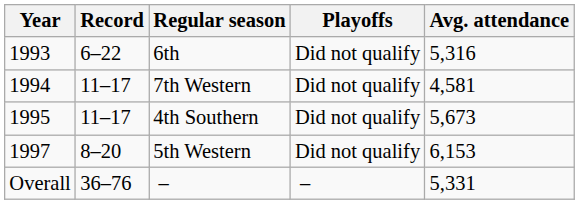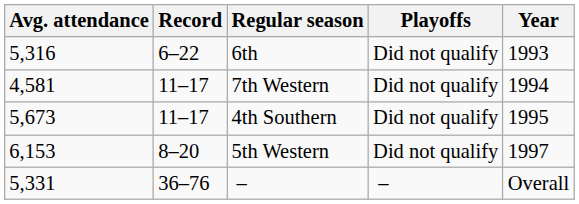columns swapped: (40, 20) <-> (499, 20)
